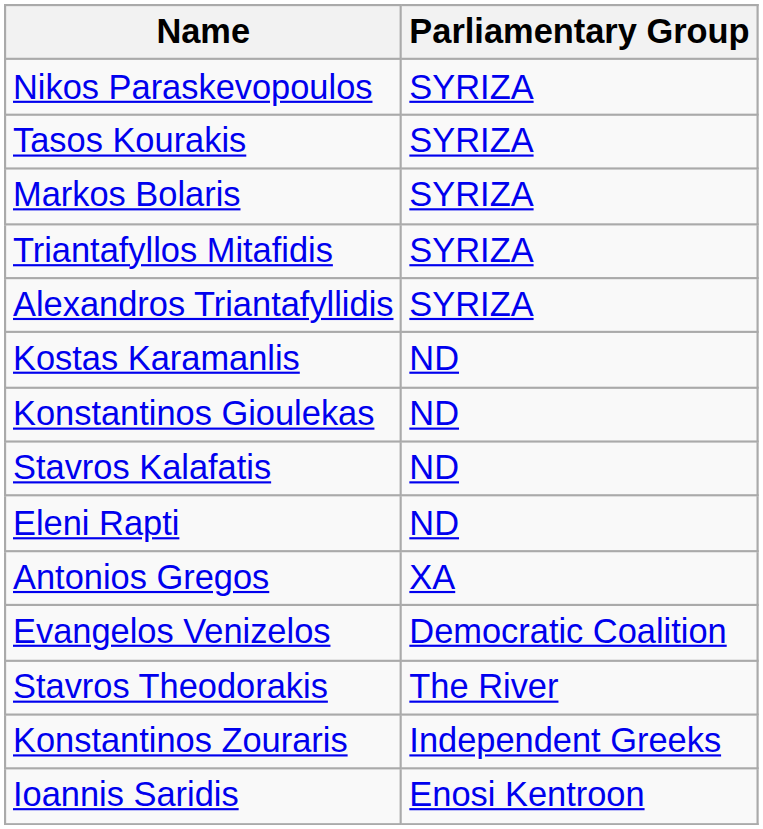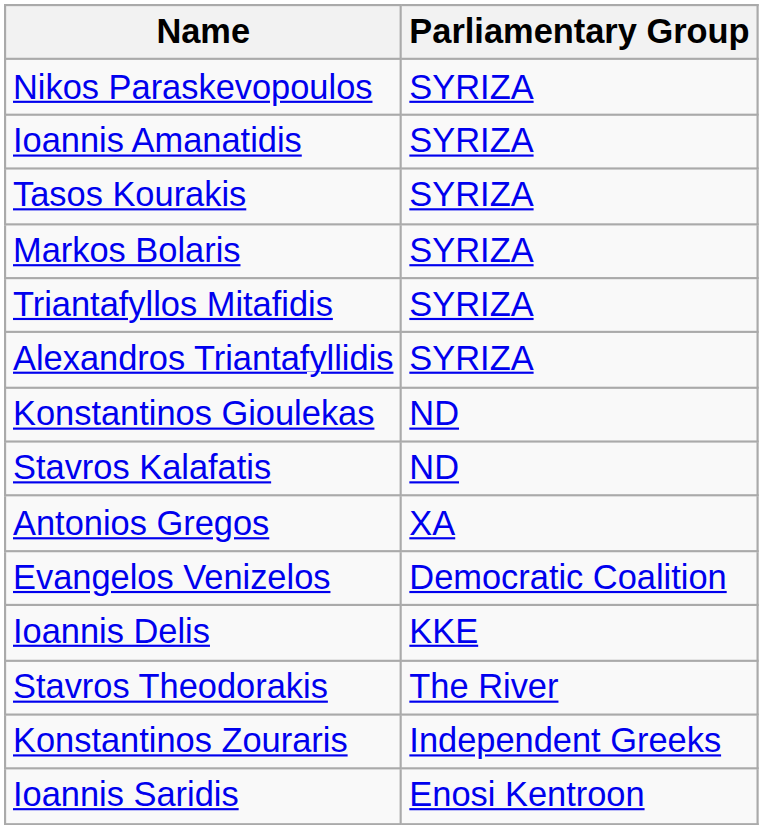+ row: (157, 140)
- row: (156, 359)
- row: (96, 522)
+ row: (111, 631)
